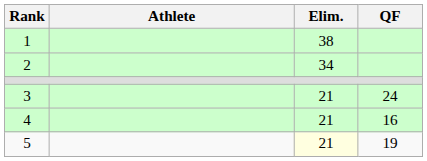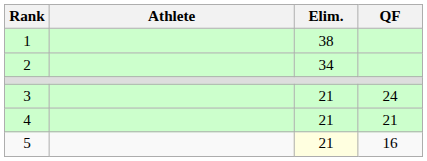(390, 119) 16 -> (390, 119) 21
(390, 144) 19 -> (390, 144) 16
